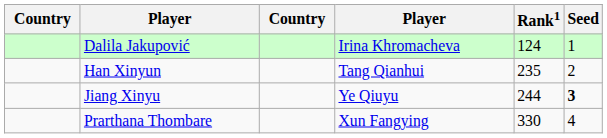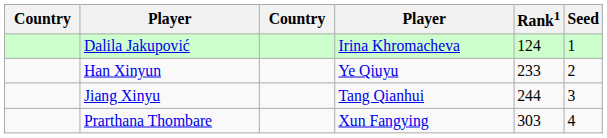(381, 70) Tang Qianhui -> (368, 70) Ye Qiuyu
(529, 70) 235 -> (529, 70) 233
(368, 95) Ye Qiuyu -> (381, 95) Tang Qianhui
(572, 95) bold -> (572, 95) normal
(529, 120) 330 -> (529, 120) 303
